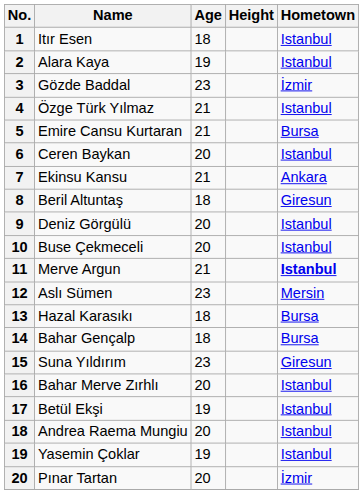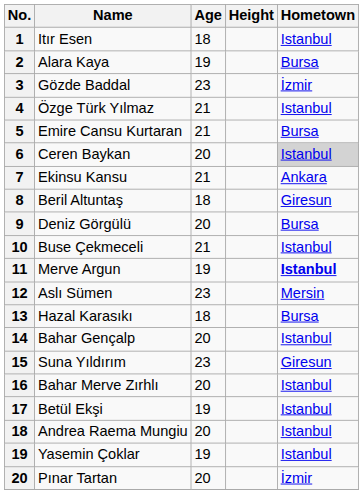(306, 62) Istanbul -> (300, 62) Bursa
(306, 154) no background -> (306, 154) lightgrey background
(306, 223) Istanbul -> (300, 223) Bursa
(203, 246) 20 -> (203, 246) 21
(203, 270) 21 -> (203, 270) 19
(203, 339) 18 -> (203, 339) 20
(300, 339) Bursa -> (306, 339) Istanbul
